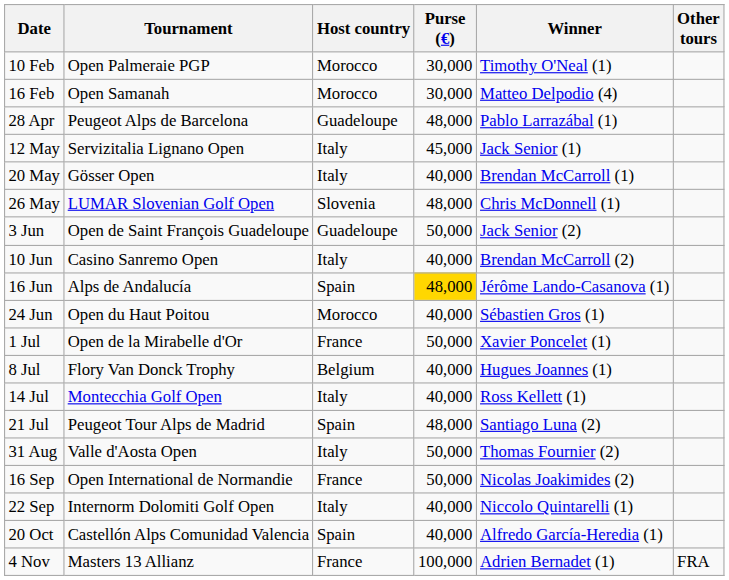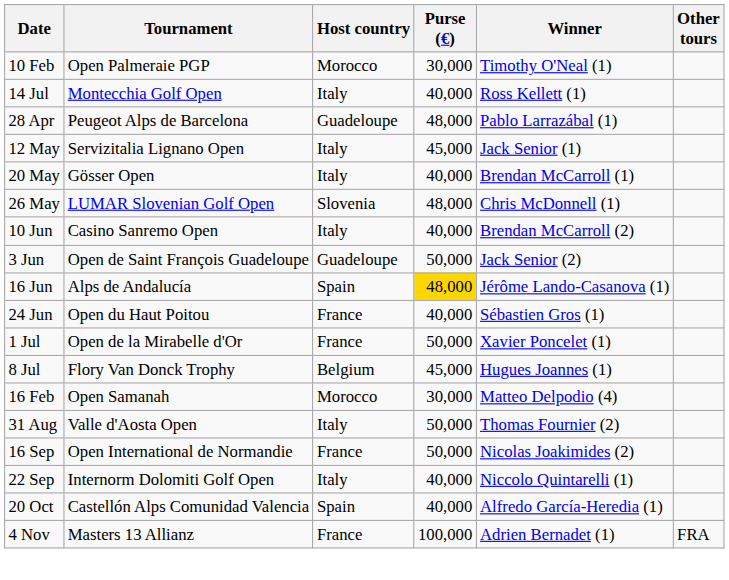rows swapped: (31, 93) <-> (29, 396)
rows swapped: (26, 231) <-> (30, 258)
(347, 313) Morocco -> (340, 313) France
(449, 369) 40,000 -> (449, 369) 45,000
- row: (29, 424)
